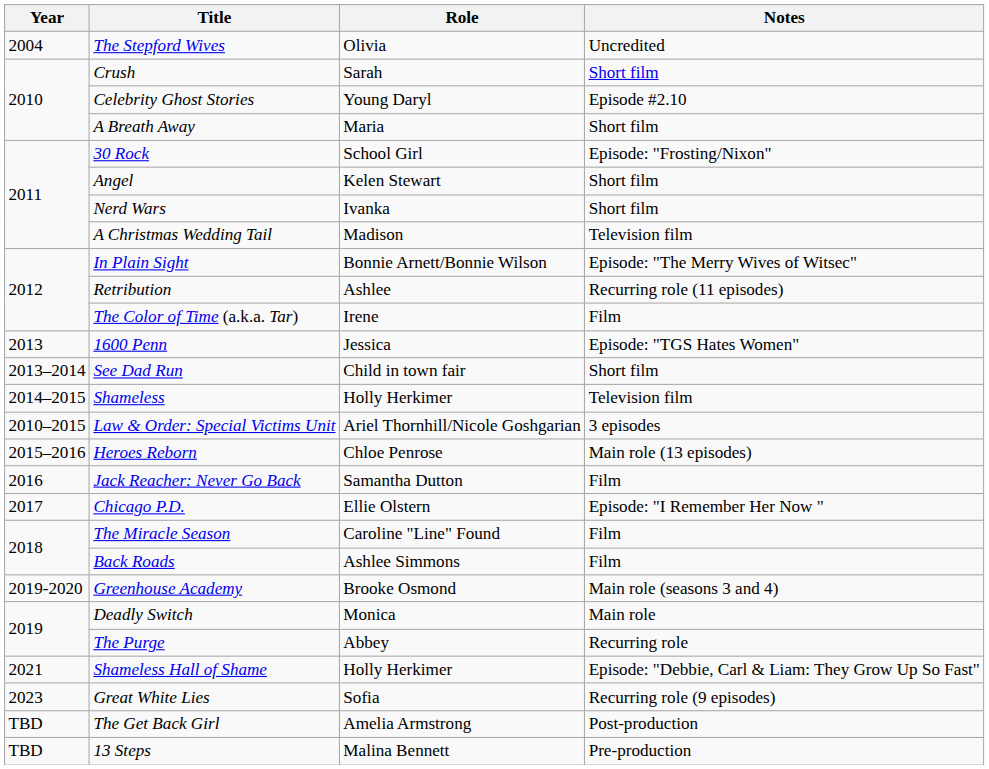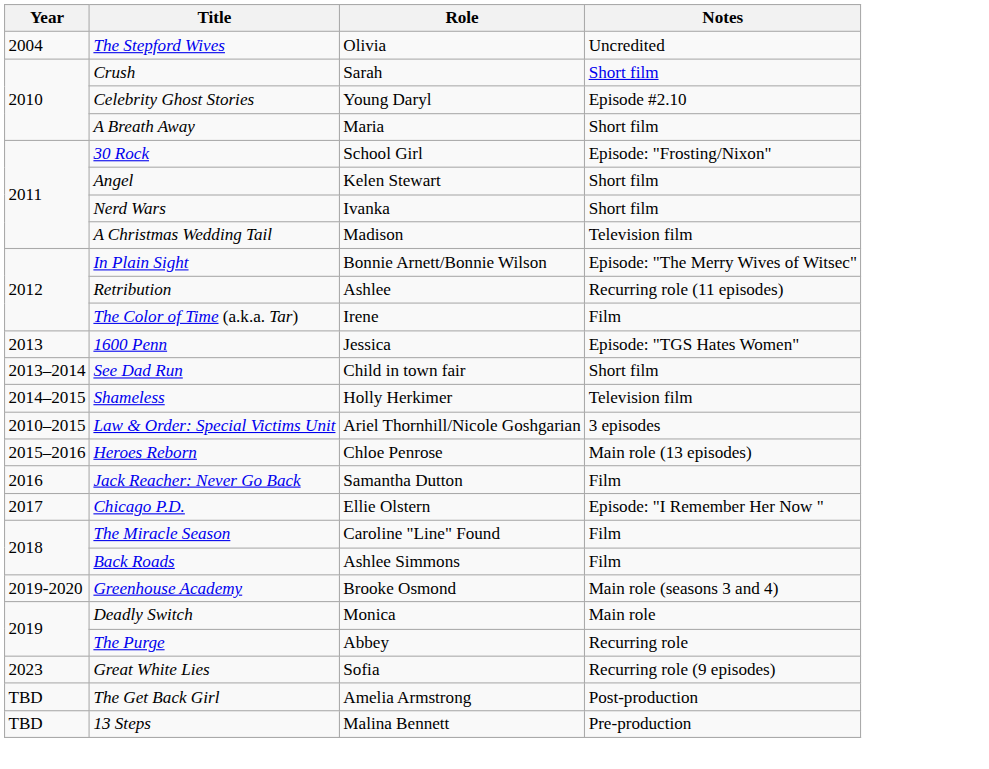- row: (180, 669)
